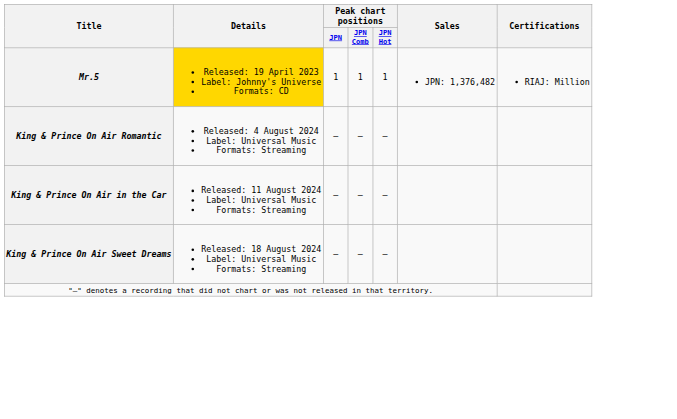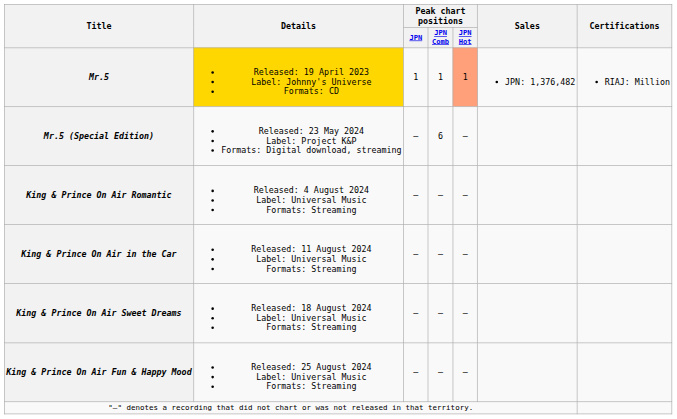(385, 77) no background -> (465, 77) lightsalmon background
+ row: (99, 136)
+ row: (99, 372)
